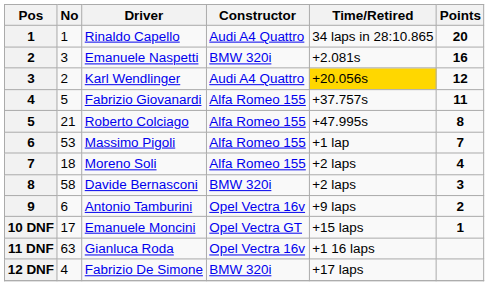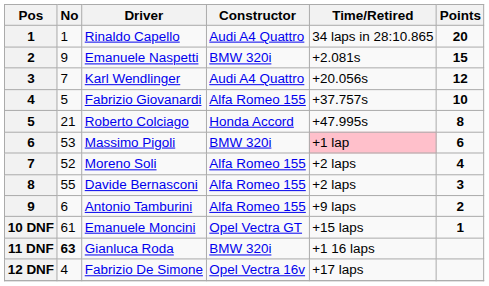(64, 57) 3 -> (64, 57) 9
(460, 57) 16 -> (460, 57) 15
(64, 78) 2 -> (64, 78) 7
(340, 78) gold background -> (340, 78) no background
(460, 100) 11 -> (460, 100) 10
(258, 121) Alfa Romeo 155 -> (252, 121) Honda Accord
(258, 142) Alfa Romeo 155 -> (240, 142) BMW 320i
(331, 142) no background -> (331, 142) pink background
(460, 142) 7 -> (460, 142) 6
(68, 163) 18 -> (68, 163) 52
(68, 184) 58 -> (68, 184) 55
(240, 184) BMW 320i -> (258, 184) Alfa Romeo 155
(257, 206) Opel Vectra 16v -> (258, 206) Alfa Romeo 155
(68, 227) 17 -> (68, 227) 61
(68, 248) normal -> (68, 248) bold
(257, 248) Opel Vectra 16v -> (240, 248) BMW 320i
(240, 269) BMW 320i -> (257, 269) Opel Vectra 16v
